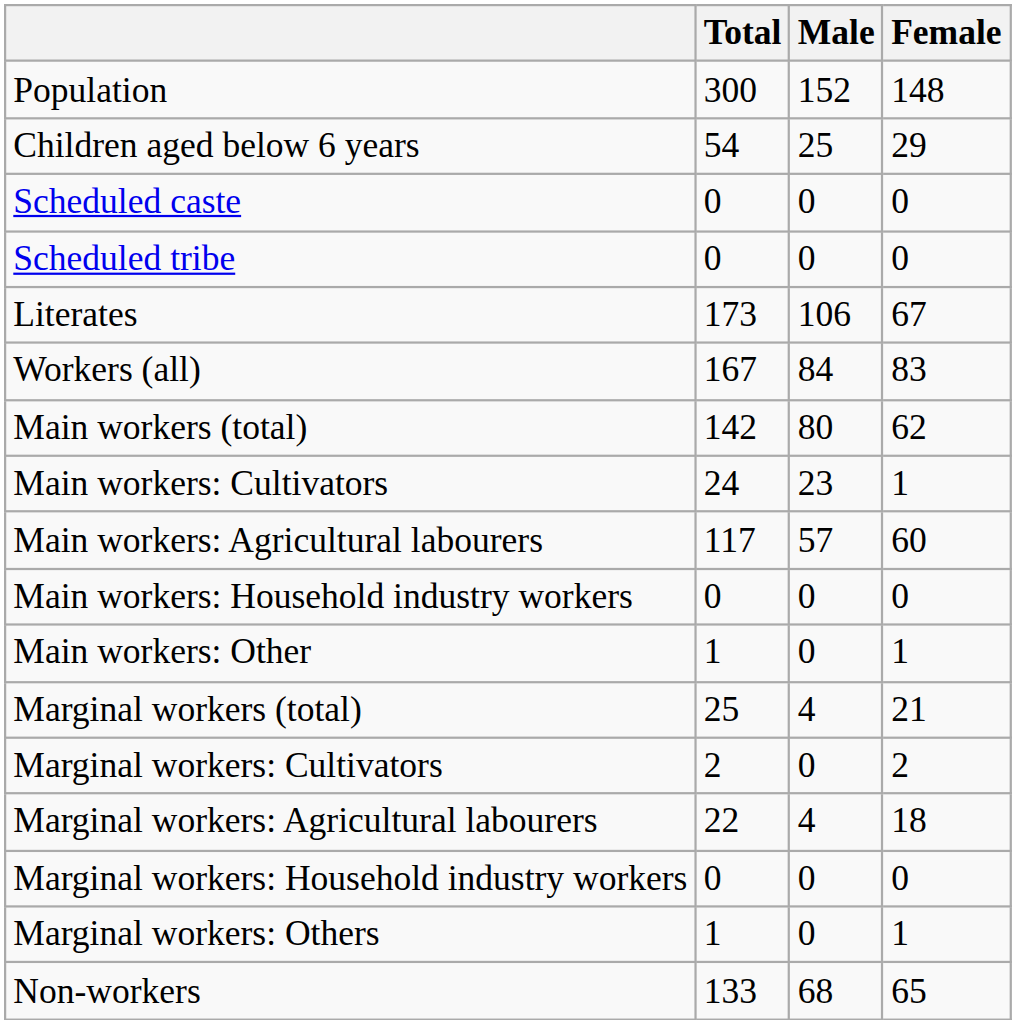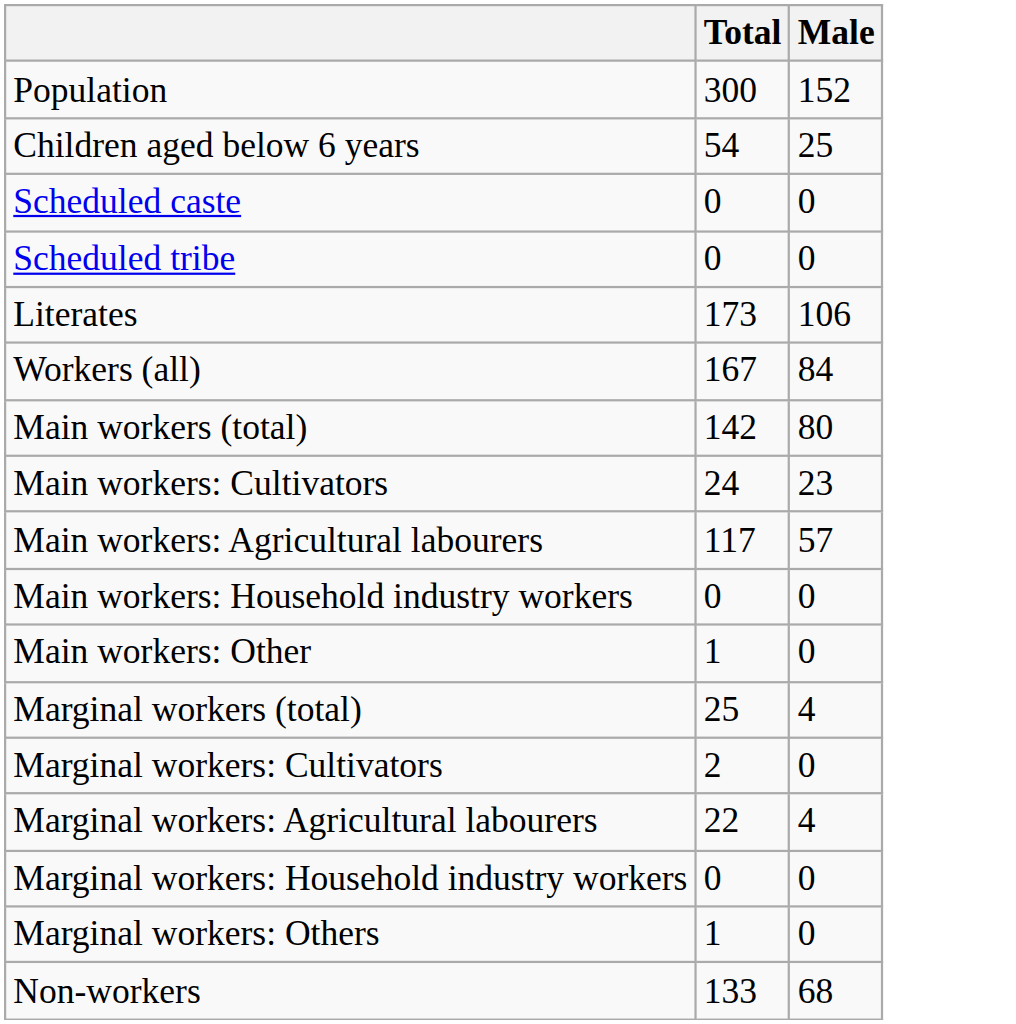- column: (946, 32)
